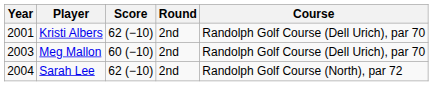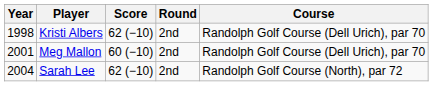(20, 33) 2001 -> (20, 33) 1998
(20, 52) 2003 -> (20, 52) 2001
